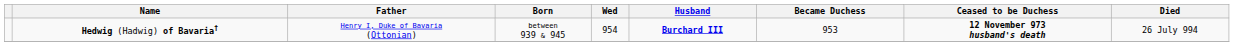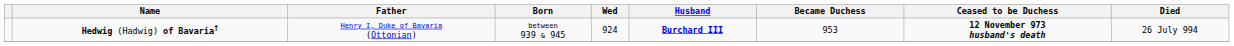(610, 30) 954 -> (610, 30) 924
